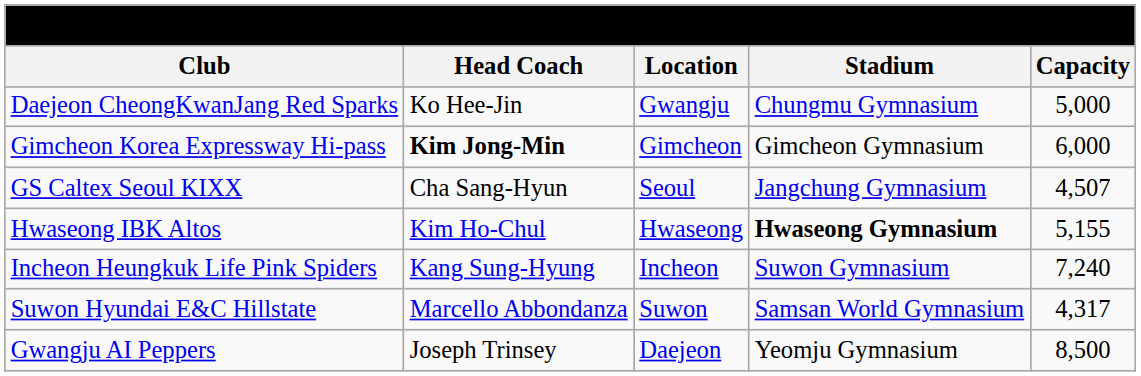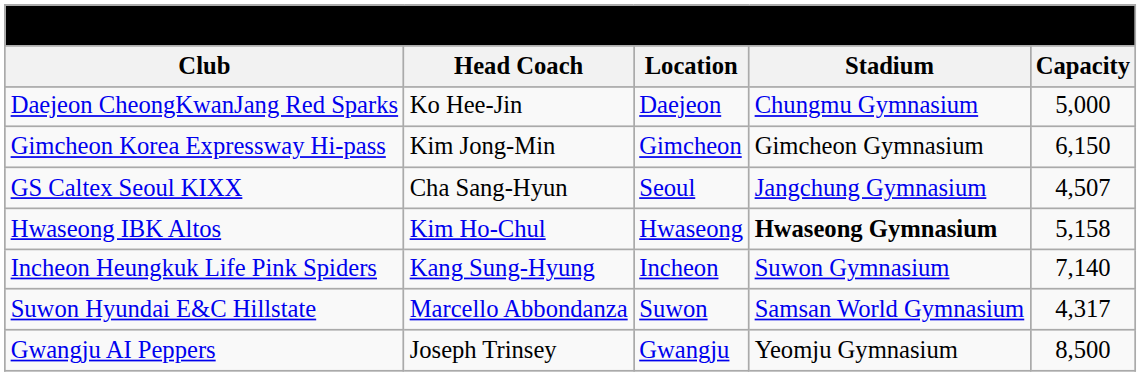(684, 106) Gwangju -> (680, 106) Daejeon
(487, 147) bold -> (482, 147) normal
(1083, 147) 6,000 -> (1083, 147) 6,150
(1083, 228) 5,155 -> (1083, 228) 5,158
(1083, 268) 7,240 -> (1083, 268) 7,140
(680, 350) Daejeon -> (684, 350) Gwangju
